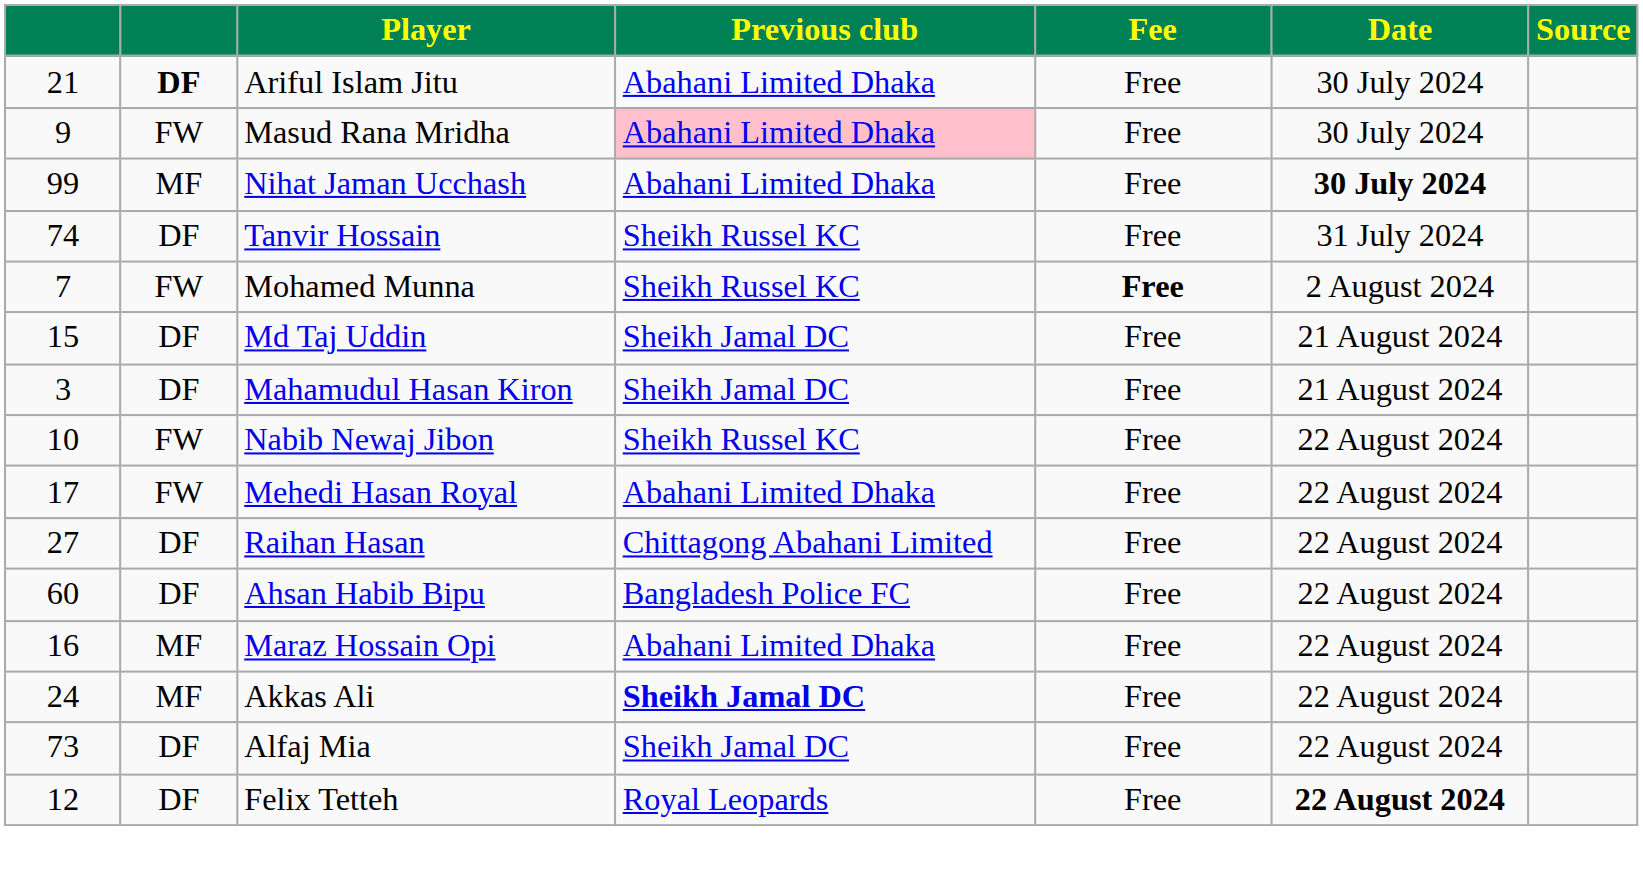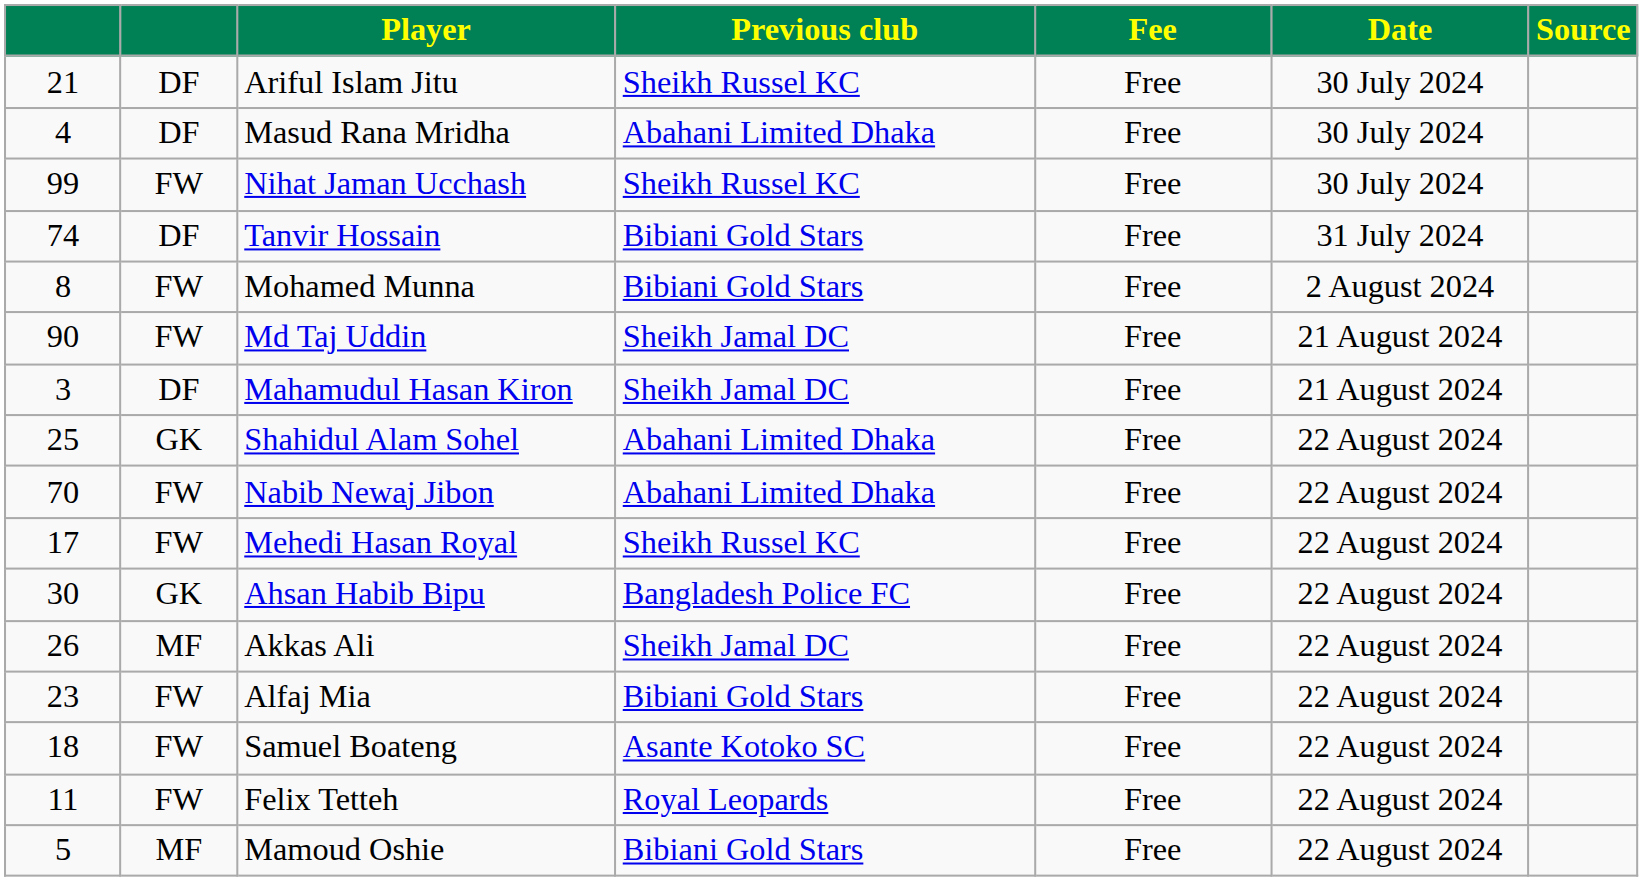(179, 81) bold -> (179, 81) normal
(779, 81) Abahani Limited Dhaka -> (741, 81) Sheikh Russel KC
(63, 132) 9 -> (63, 132) 4
(179, 132) FW -> (179, 132) DF
(779, 132) pink background -> (779, 132) no background
(179, 183) MF -> (179, 183) FW
(779, 183) Abahani Limited Dhaka -> (741, 183) Sheikh Russel KC
(1400, 183) bold -> (1400, 183) normal
(741, 235) Sheikh Russel KC -> (743, 235) Bibiani Gold Stars
(63, 286) 7 -> (63, 286) 8
(741, 286) Sheikh Russel KC -> (743, 286) Bibiani Gold Stars
(1153, 286) bold -> (1153, 286) normal
(63, 337) 15 -> (63, 337) 90
(179, 337) DF -> (179, 337) FW
+ row: (382, 440)
(63, 440) 10 -> (63, 491) 70
(741, 440) Sheikh Russel KC -> (779, 491) Abahani Limited Dhaka
(779, 491) Abahani Limited Dhaka -> (741, 542) Sheikh Russel KC
- row: (334, 542)
(63, 593) 60 -> (63, 593) 30
(179, 593) DF -> (179, 593) GK
- row: (370, 645)
(63, 696) 24 -> (63, 645) 26
(744, 696) bold -> (736, 645) normal
(63, 747) 73 -> (63, 696) 23
(179, 747) DF -> (179, 696) FW
(736, 747) Sheikh Jamal DC -> (743, 696) Bibiani Gold Stars
+ row: (351, 747)
(63, 798) 12 -> (63, 798) 11
(179, 798) DF -> (179, 798) FW
(1400, 798) bold -> (1400, 798) normal
+ row: (344, 850)
